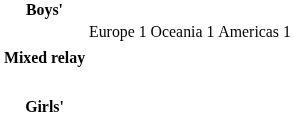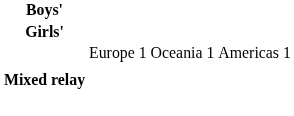rows swapped: (45, 106) <-> (45, 58)
